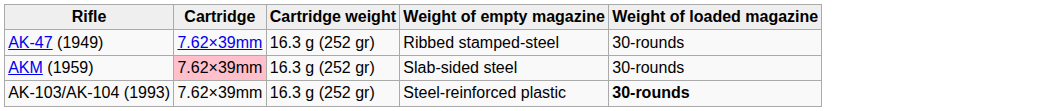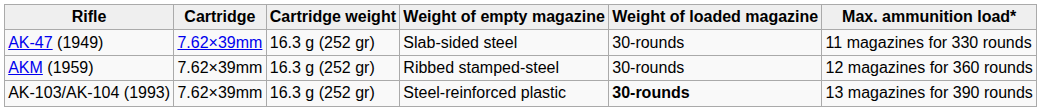+ column: (929, 17)
(481, 42) Ribbed stamped-steel -> (460, 42) Slab-sided steel
(220, 67) pink background -> (220, 67) no background
(460, 67) Slab-sided steel -> (481, 67) Ribbed stamped-steel
